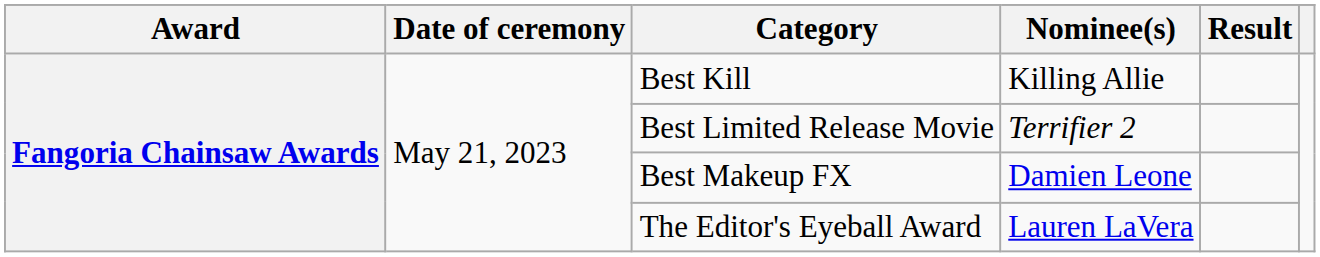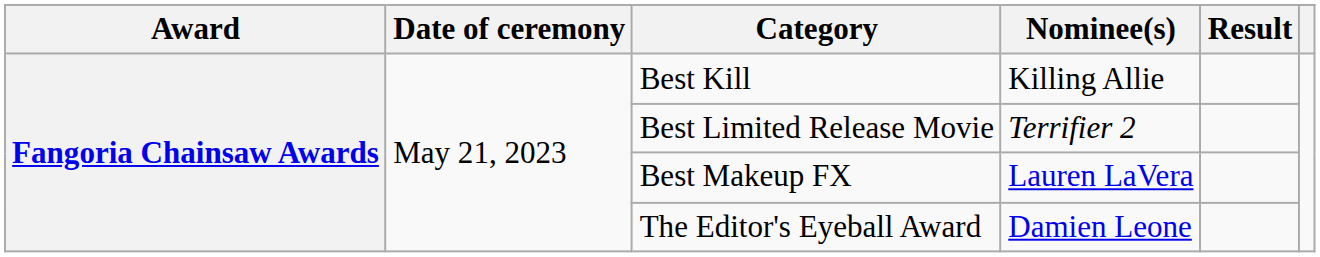(1100, 176) Damien Leone -> (1101, 176) Lauren LaVera
(1101, 226) Lauren LaVera -> (1100, 226) Damien Leone
